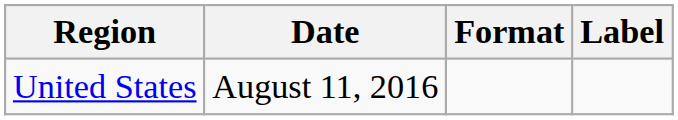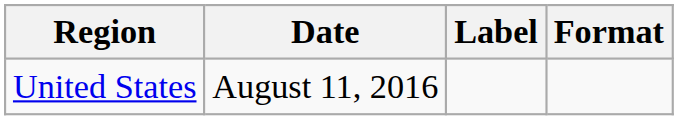columns swapped: (509, 31) <-> (622, 31)
